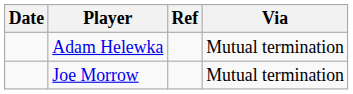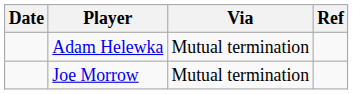columns swapped: (275, 18) <-> (185, 18)
